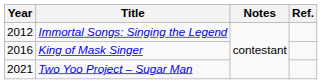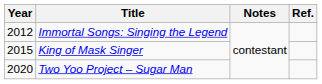(20, 50) 2016 -> (20, 50) 2015
(20, 69) 2021 -> (20, 69) 2020
